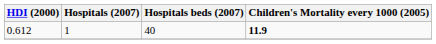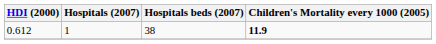(150, 30) 40 -> (150, 30) 38
